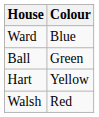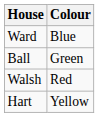rows swapped: (20, 79) <-> (24, 101)
